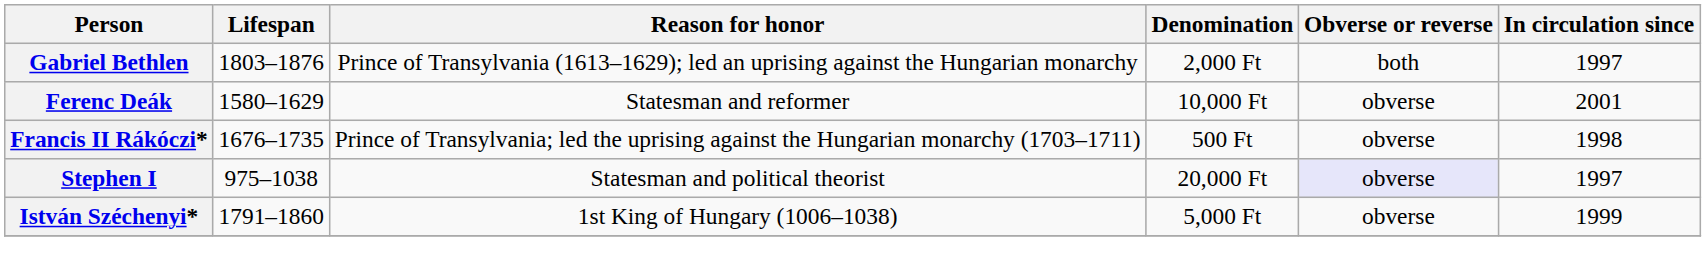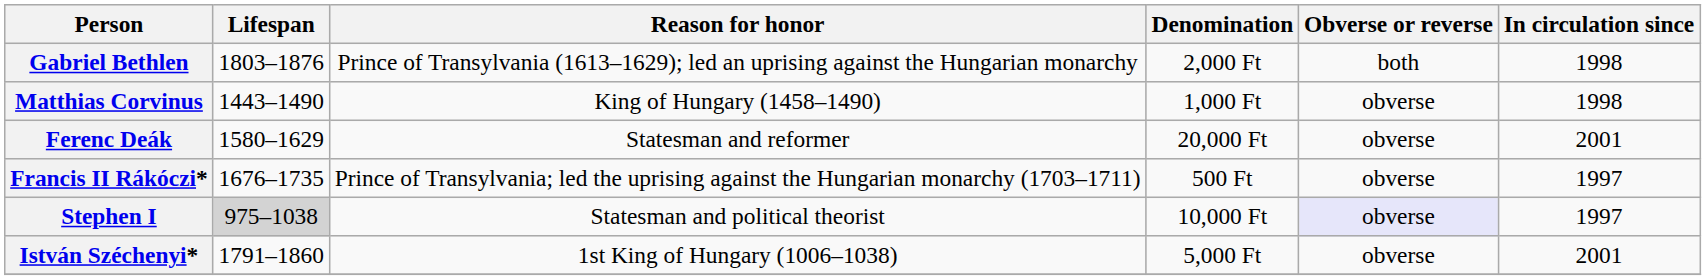(1599, 62) 1997 -> (1599, 62) 1998
+ row: (109, 101)
(1222, 101) 10,000 Ft -> (1222, 139) 20,000 Ft
(1599, 139) 1998 -> (1599, 178) 1997
(271, 178) no background -> (271, 216) lightgrey background
(1222, 178) 20,000 Ft -> (1222, 216) 10,000 Ft
(1599, 216) 1999 -> (1599, 255) 2001
